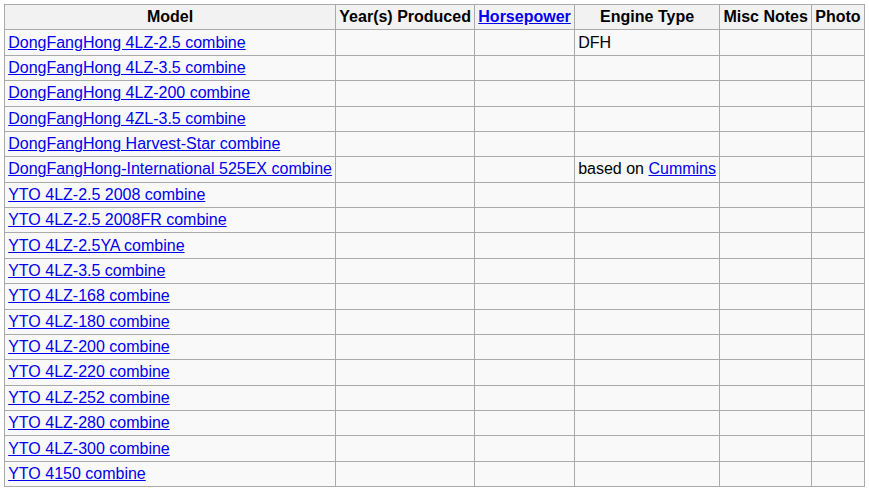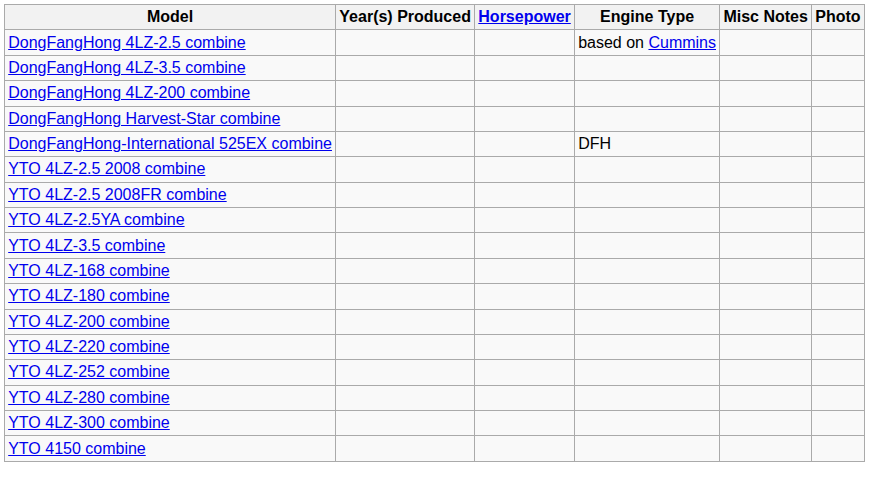(595, 42) DFH -> (647, 42) based on Cummins
- row: (127, 118)
(647, 169) based on Cummins -> (595, 144) DFH
